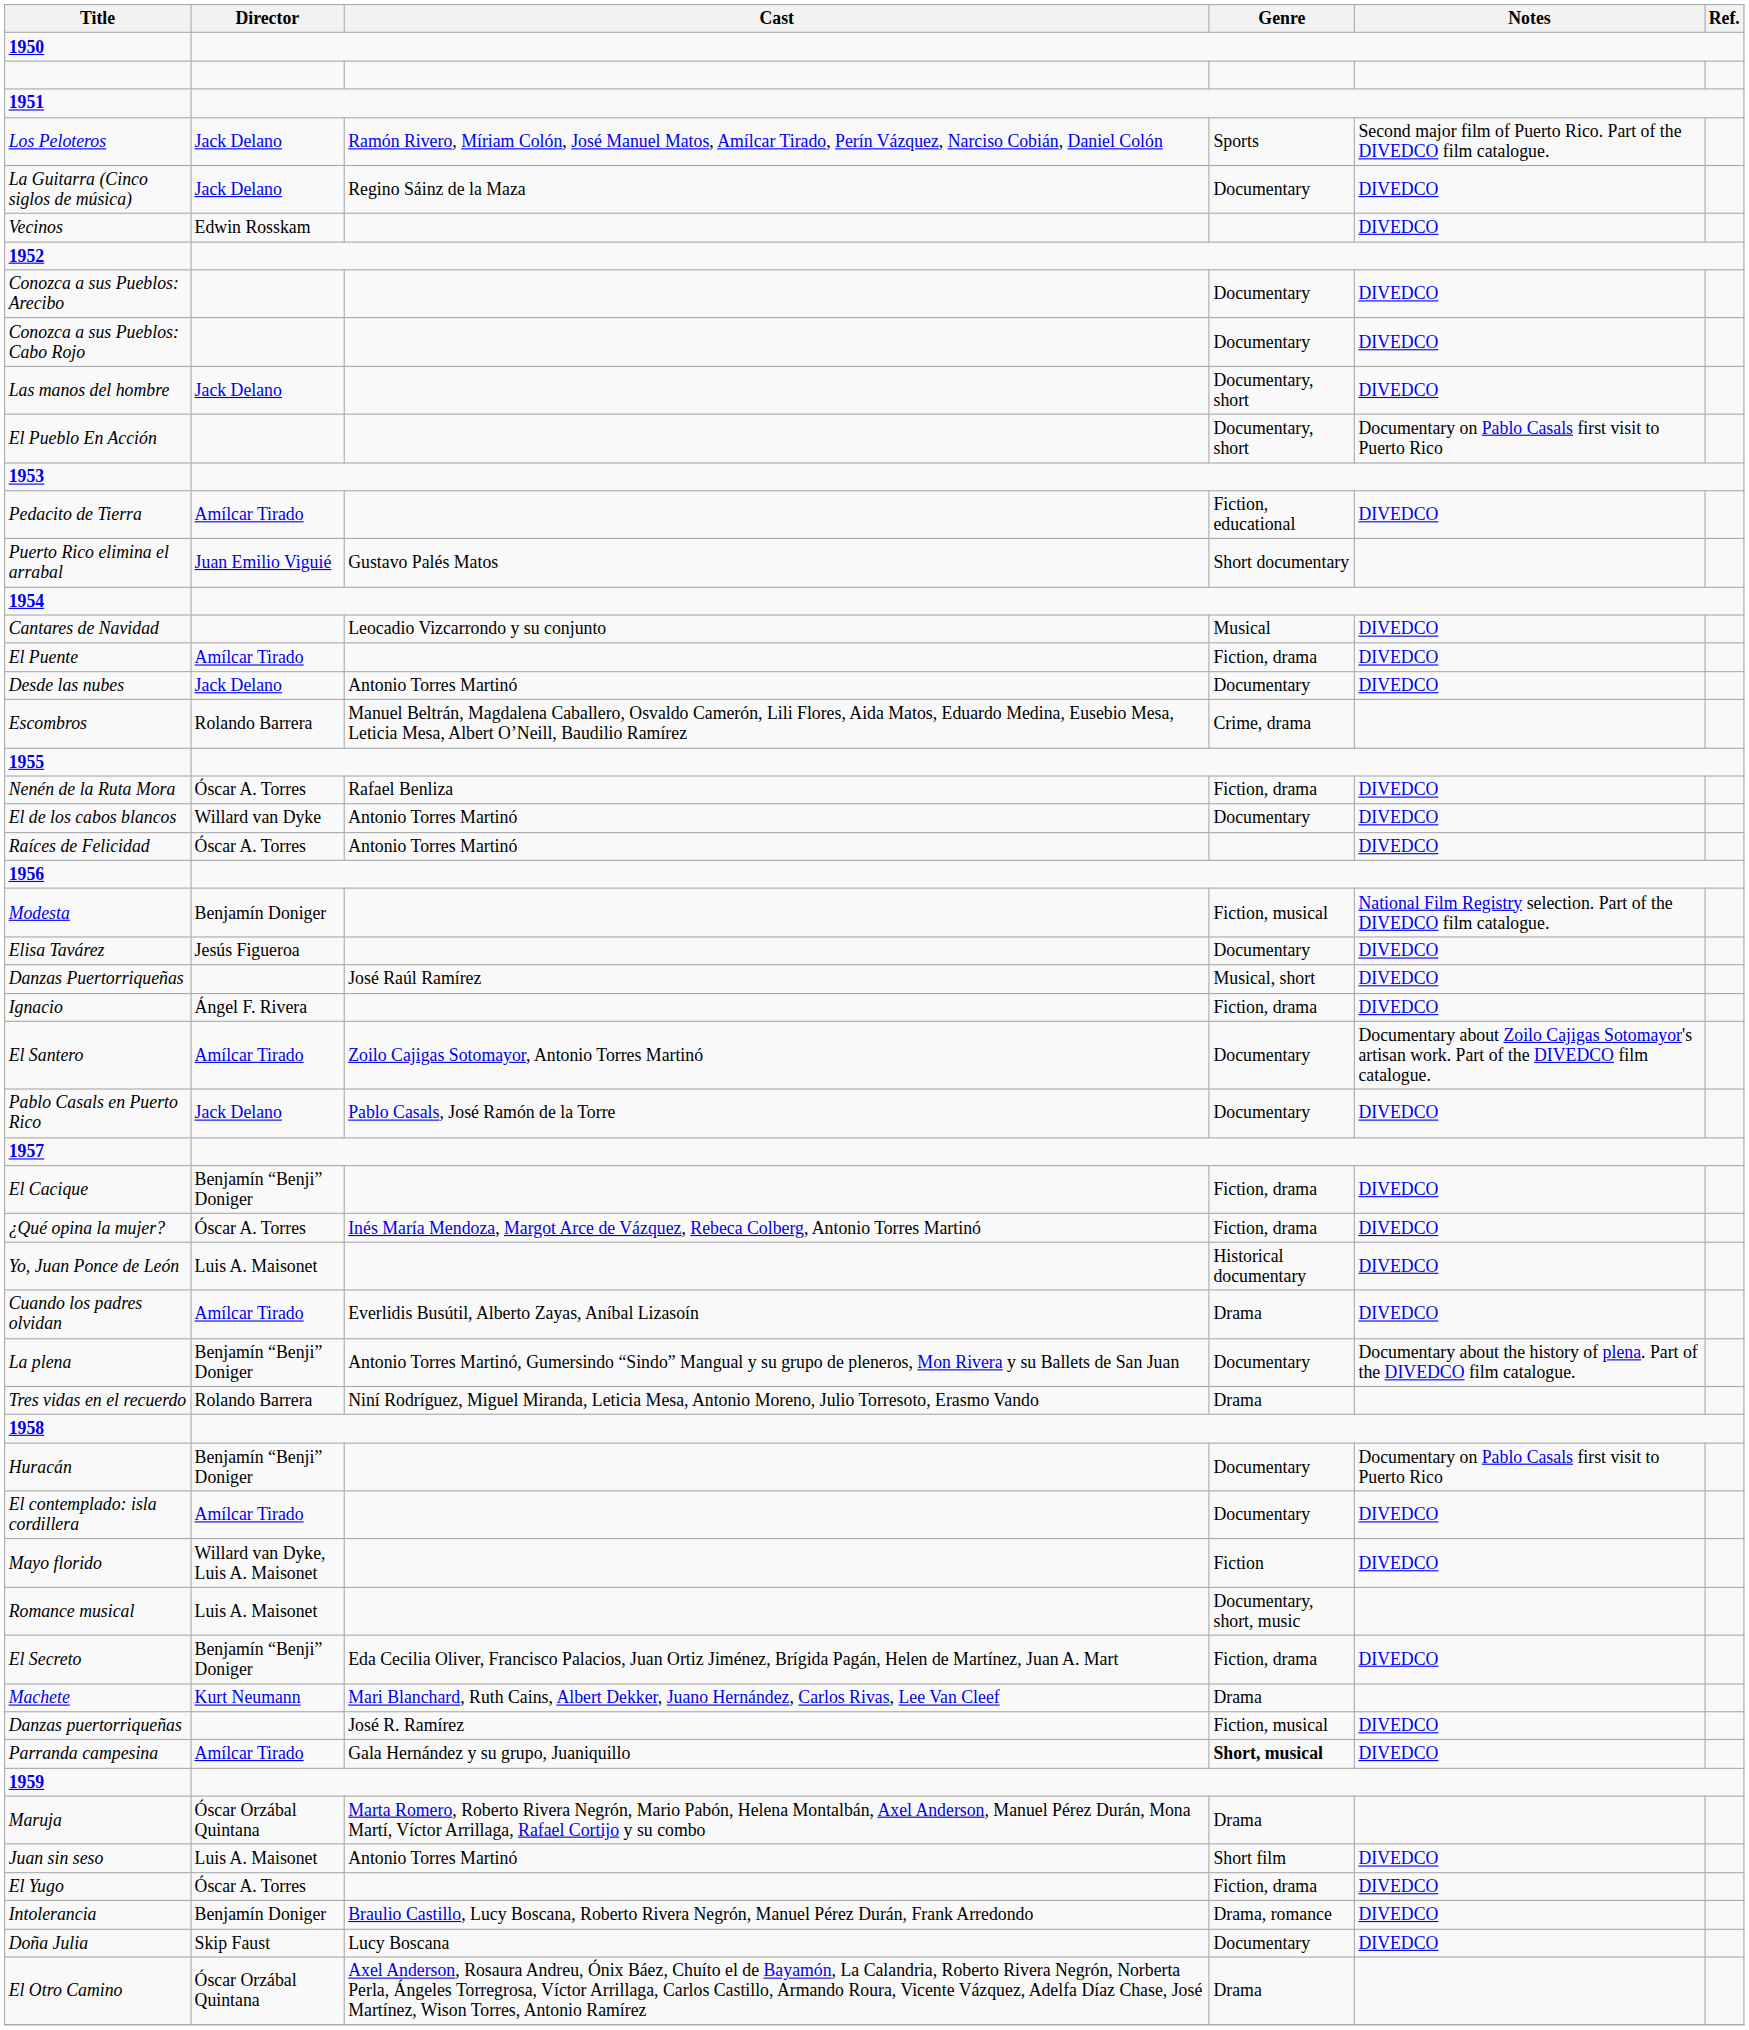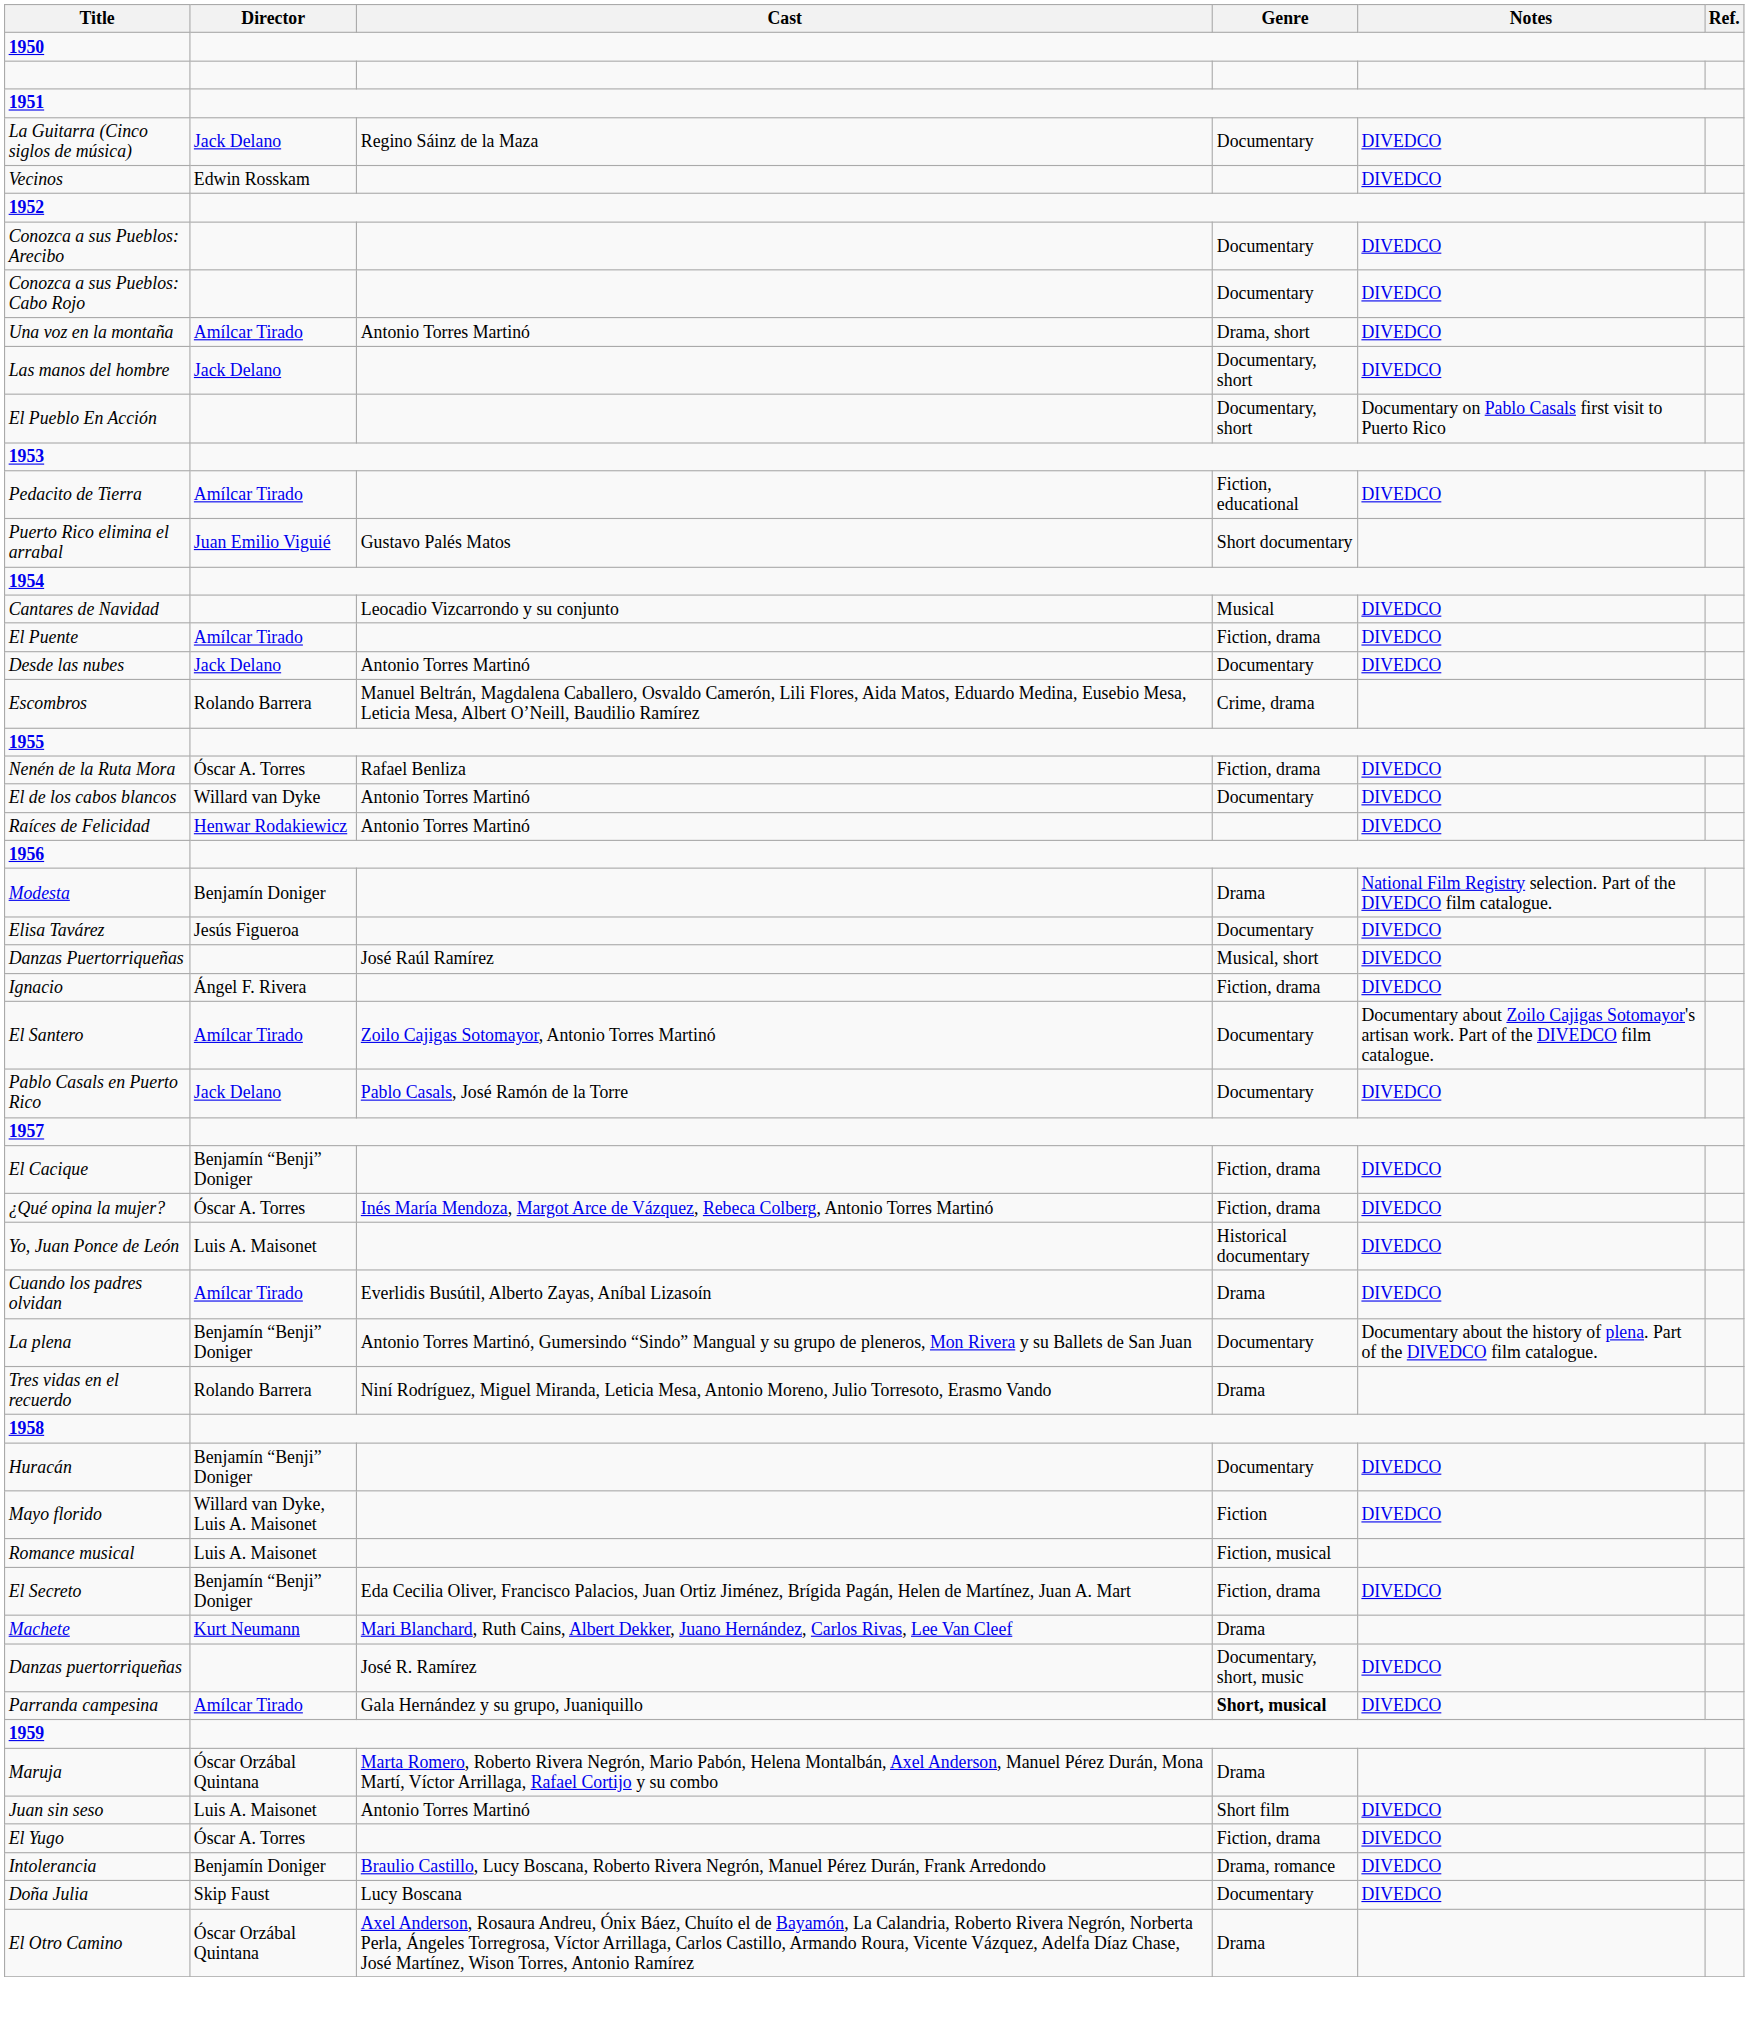- row: (57, 141)
+ row: (91, 332)
(250, 846) Óscar A. Torres -> (271, 826) Henwar Rodakiewicz
(1271, 912) Fiction, musical -> (1241, 892) Drama
(1509, 1466) Documentary on Pablo Casals first visit to Puerto Rico -> (1401, 1466) DIVEDCO
- row: (83, 1514)
(1263, 1611) Documentary, short, music -> (1274, 1553) Fiction, musical
(1271, 1725) Fiction, musical -> (1267, 1667) Documentary, short, music
